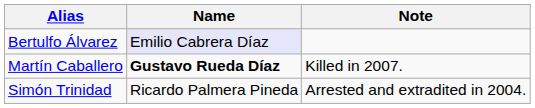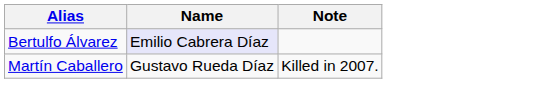(205, 66) bold -> (202, 66) normal
- row: (60, 90)
